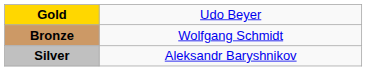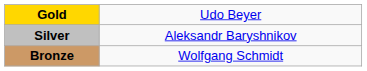rows swapped: (52, 55) <-> (52, 35)
